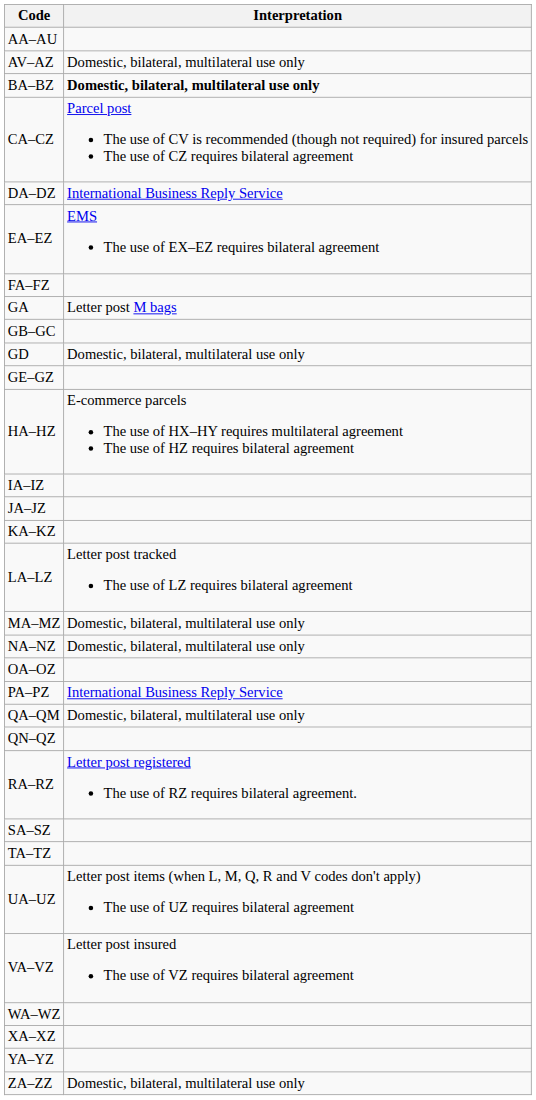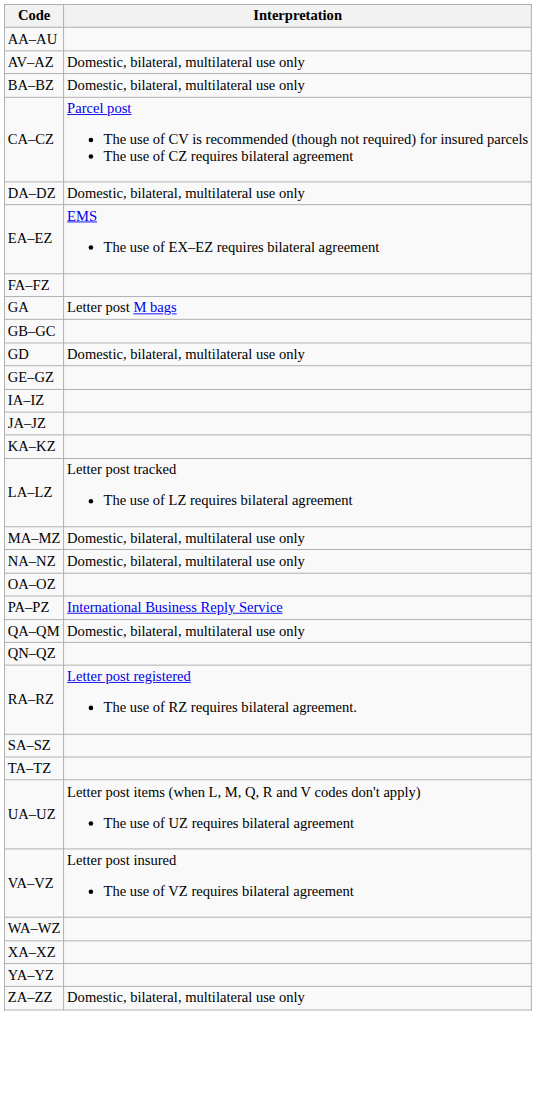(193, 85) bold -> (186, 85) normal
(175, 193) International Business Reply Service -> (186, 193) Domestic, bilateral, multilateral use only
- row: (32, 431)
